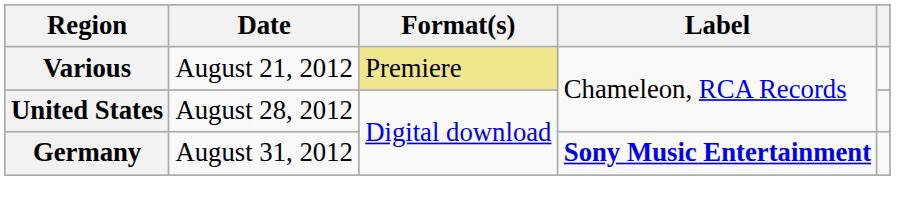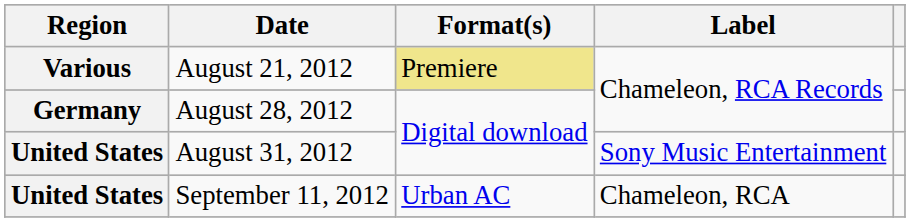(87, 110) United States -> (87, 110) Germany
(87, 152) Germany -> (87, 152) United States
(717, 152) bold -> (743, 152) normal
+ row: (282, 195)
